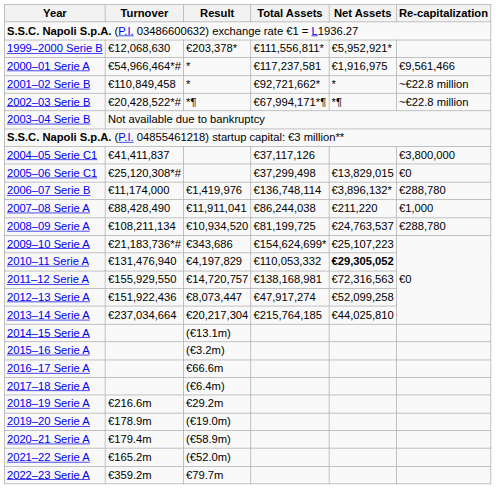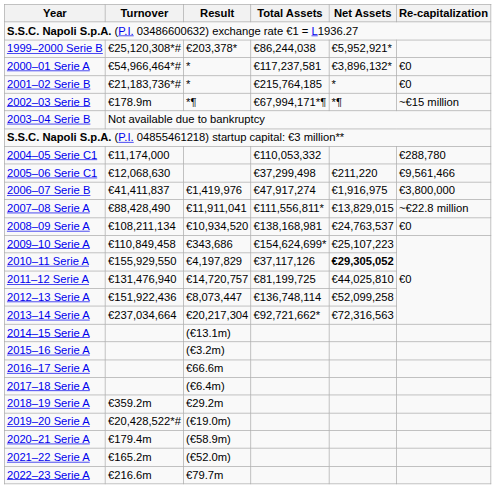(139, 48) €12,068,630 -> (144, 48) €25,120,308*#
(289, 48) €111,556,811* -> (285, 48) €86,244,038
(360, 66) €1,916,975 -> (362, 66) €3,896,132*
(427, 66) €9,561,466 -> (405, 66) €0
(142, 84) €110,849,458 -> (144, 84) €21,183,736*#
(287, 84) €92,721,662* -> (288, 84) €215,764,185
(434, 84) ~€22.8 million -> (405, 84) €0
(144, 102) €20,428,522*# -> (130, 102) €178.9m
(434, 102) ~€22.8 million -> (429, 102) ~€15 million
(139, 155) €41,411,837 -> (139, 155) €11,174,000
(284, 155) €37,117,126 -> (287, 155) €110,053,332
(427, 155) €3,800,000 -> (422, 155) €288,780
(144, 173) €25,120,308*# -> (139, 173) €12,068,630
(363, 173) €13,829,015 -> (354, 173) €211,220
(405, 173) €0 -> (427, 173) €9,561,466
(139, 191) €11,174,000 -> (139, 191) €41,411,837
(287, 191) €136,748,114 -> (285, 191) €47,917,274
(362, 191) €3,896,132* -> (360, 191) €1,916,975
(422, 191) €288,780 -> (427, 191) €3,800,000
(285, 208) €86,244,038 -> (289, 208) €111,556,811*
(354, 208) €211,220 -> (363, 208) €13,829,015
(416, 208) €1,000 -> (434, 208) ~€22.8 million
(285, 226) €81,199,725 -> (288, 226) €138,168,981
(422, 226) €288,780 -> (405, 226) €0
(144, 244) €21,183,736*# -> (142, 244) €110,849,458
(142, 262) €131,476,940 -> (142, 262) €155,929,550
(287, 262) €110,053,332 -> (284, 262) €37,117,126
(142, 279) €155,929,550 -> (142, 279) €131,476,940
(288, 279) €138,168,981 -> (285, 279) €81,199,725
(363, 279) €72,316,563 -> (363, 279) €44,025,810
(285, 297) €47,917,274 -> (287, 297) €136,748,114
(288, 315) €215,764,185 -> (287, 315) €92,721,662*
(363, 315) €44,025,810 -> (363, 315) €72,316,563
(130, 404) €216.6m -> (130, 404) €359.2m
(130, 421) €178.9m -> (144, 421) €20,428,522*#
(130, 475) €359.2m -> (130, 475) €216.6m
